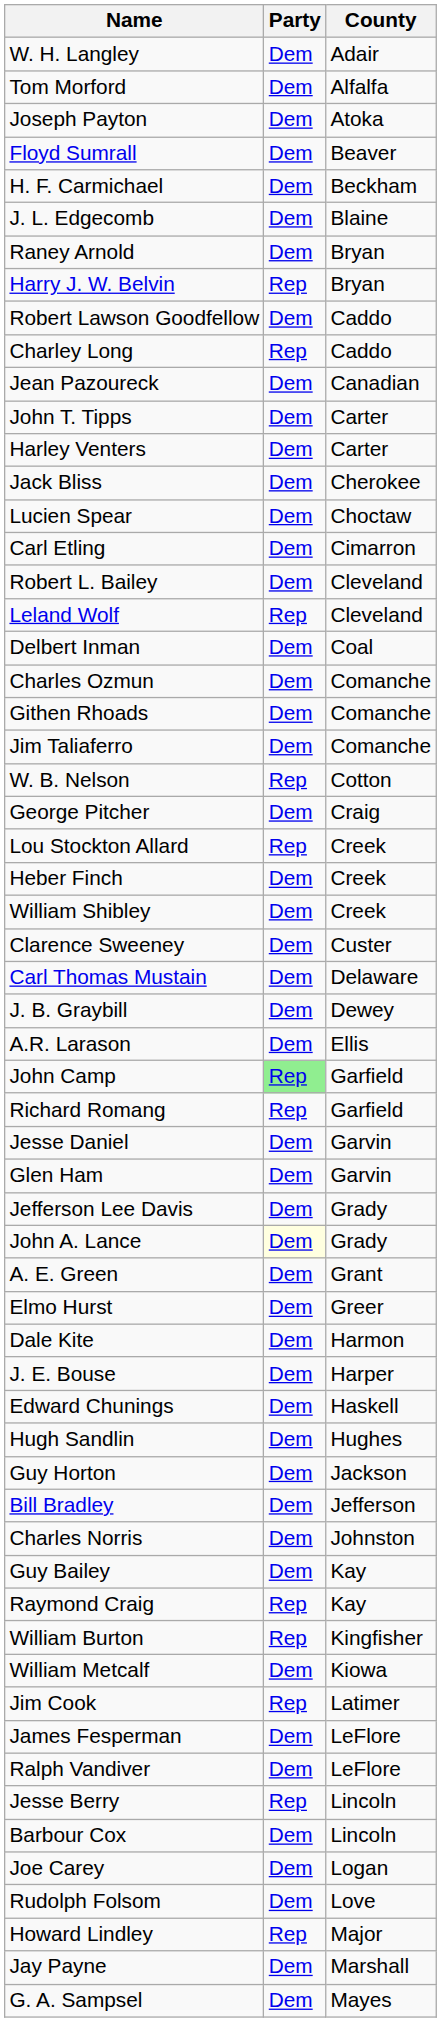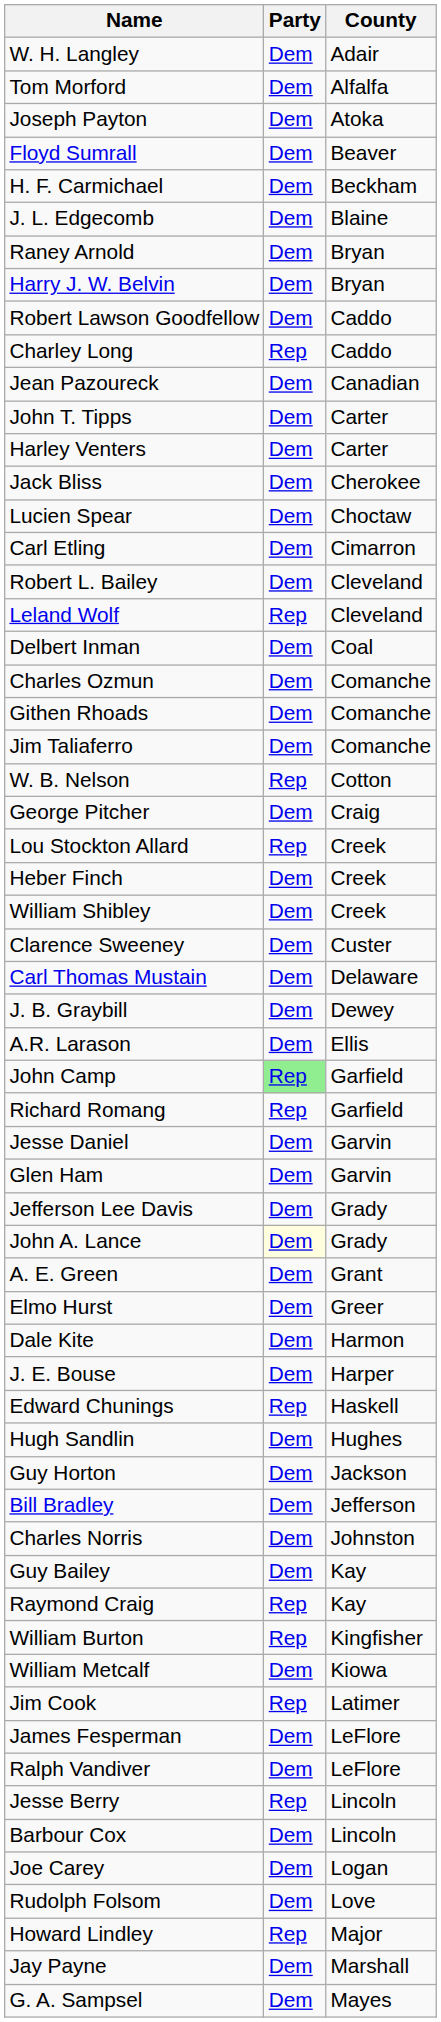(288, 284) Rep -> (291, 284) Dem
(291, 1406) Dem -> (288, 1406) Rep
